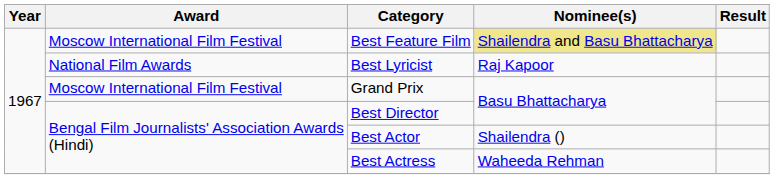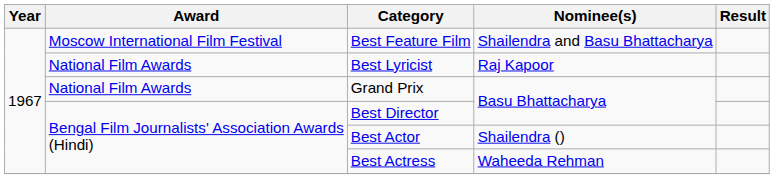(595, 40) khaki background -> (595, 40) no background
(165, 88) Moscow International Film Festival -> (120, 88) National Film Awards
